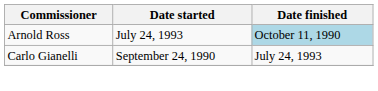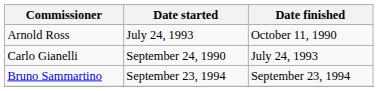(297, 34) lightblue background -> (294, 34) no background
+ row: (55, 75)
